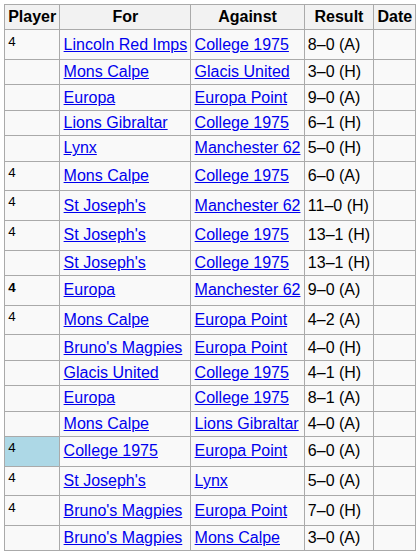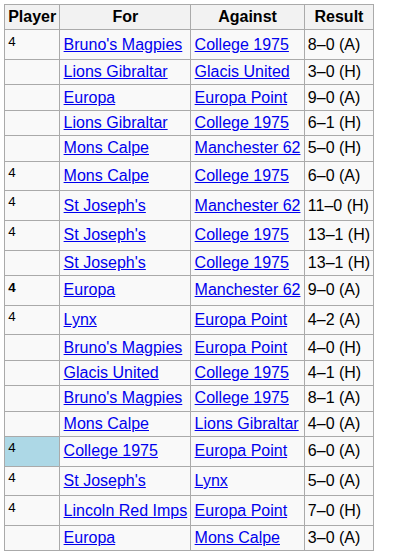- column: (395, 17)
(125, 44) Lincoln Red Imps -> (123, 44) Bruno's Magpies
(106, 72) Mons Calpe -> (116, 72) Lions Gibraltar
(80, 148) Lynx -> (106, 148) Mons Calpe
(106, 320) Mons Calpe -> (80, 320) Lynx
(89, 398) Europa -> (123, 398) Bruno's Magpies
(123, 510) Bruno's Magpies -> (125, 510) Lincoln Red Imps
(123, 538) Bruno's Magpies -> (89, 538) Europa
